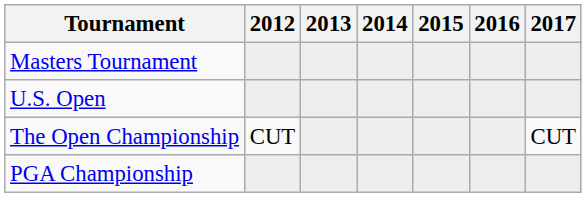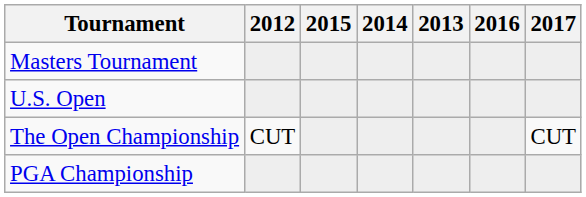columns swapped: (329, 23) <-> (441, 23)
